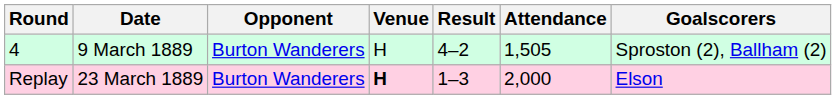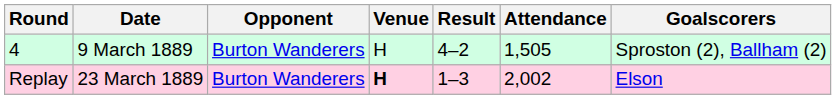(528, 79) 2,000 -> (528, 79) 2,002
